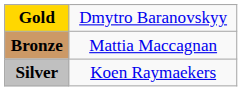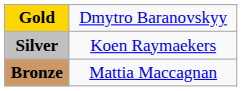rows swapped: (37, 72) <-> (37, 45)
